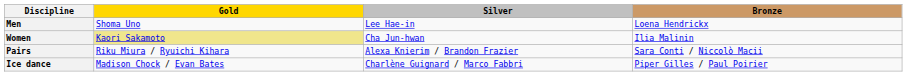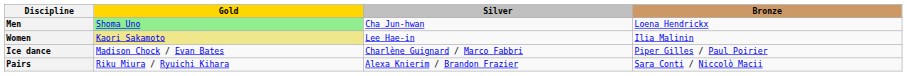(118, 24) no background -> (118, 24) lightgreen background
(390, 24) Lee Hae-in -> (395, 24) Cha Jun-hwan
(395, 38) Cha Jun-hwan -> (390, 38) Lee Hae-in
rows swapped: (19, 51) <-> (28, 64)
